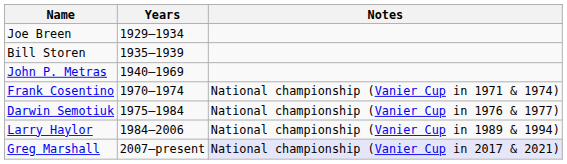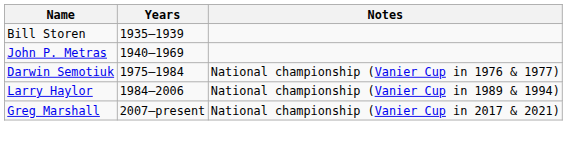- row: (39, 33)
- row: (61, 91)
(385, 149) lavender background -> (385, 110) no background
